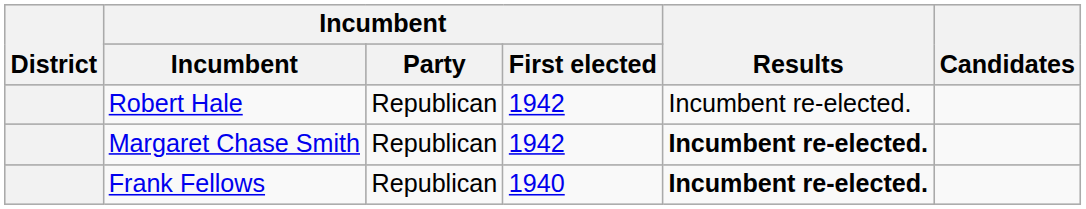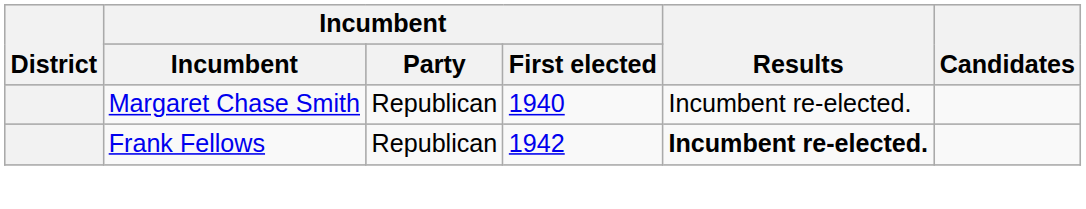- row: (176, 104)
(537, 143) 1942 -> (537, 104) 1940
(798, 143) bold -> (790, 104) normal
(537, 183) 1940 -> (537, 143) 1942
